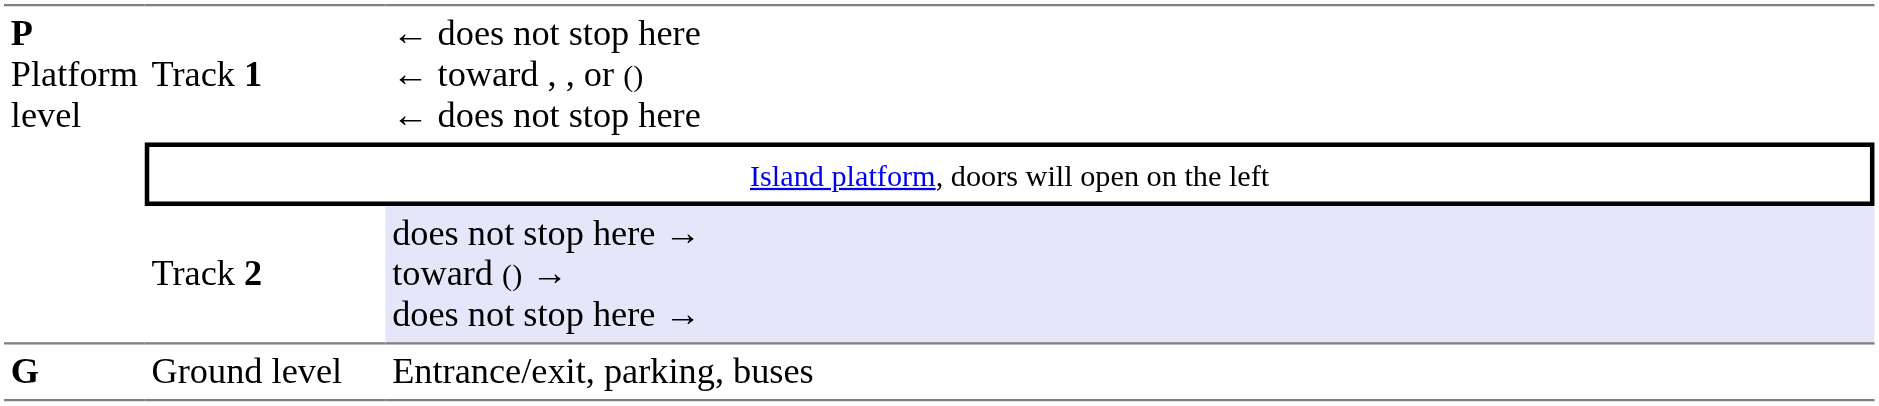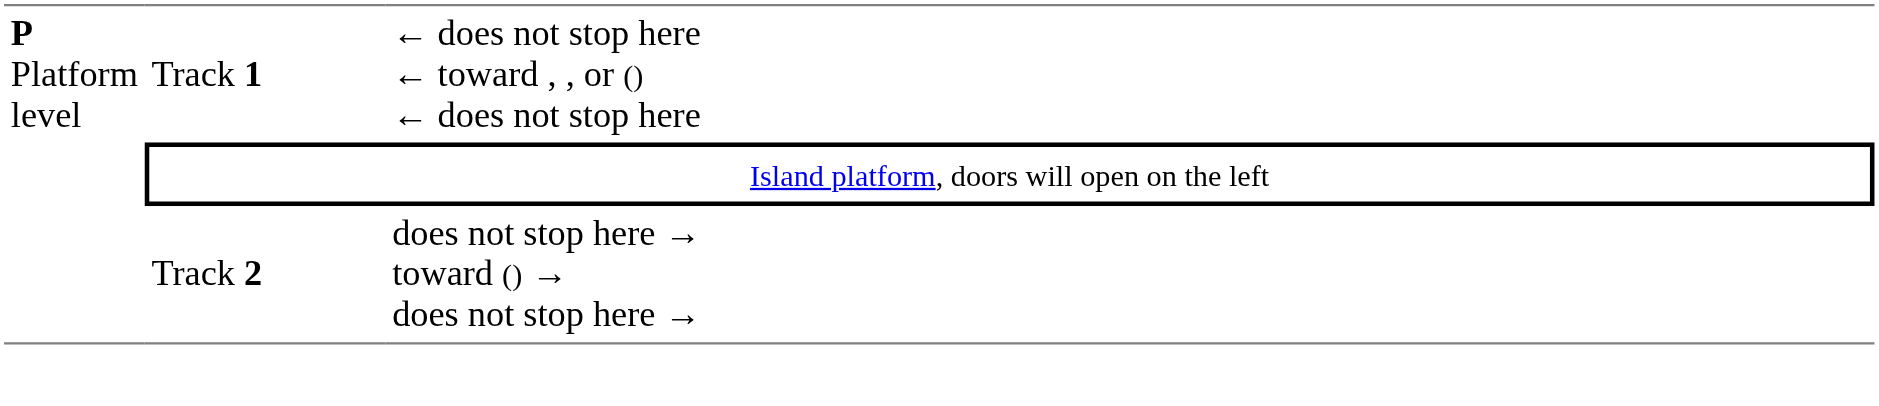(547, 273) lavender background -> (547, 273) no background
- row: (247, 371)
